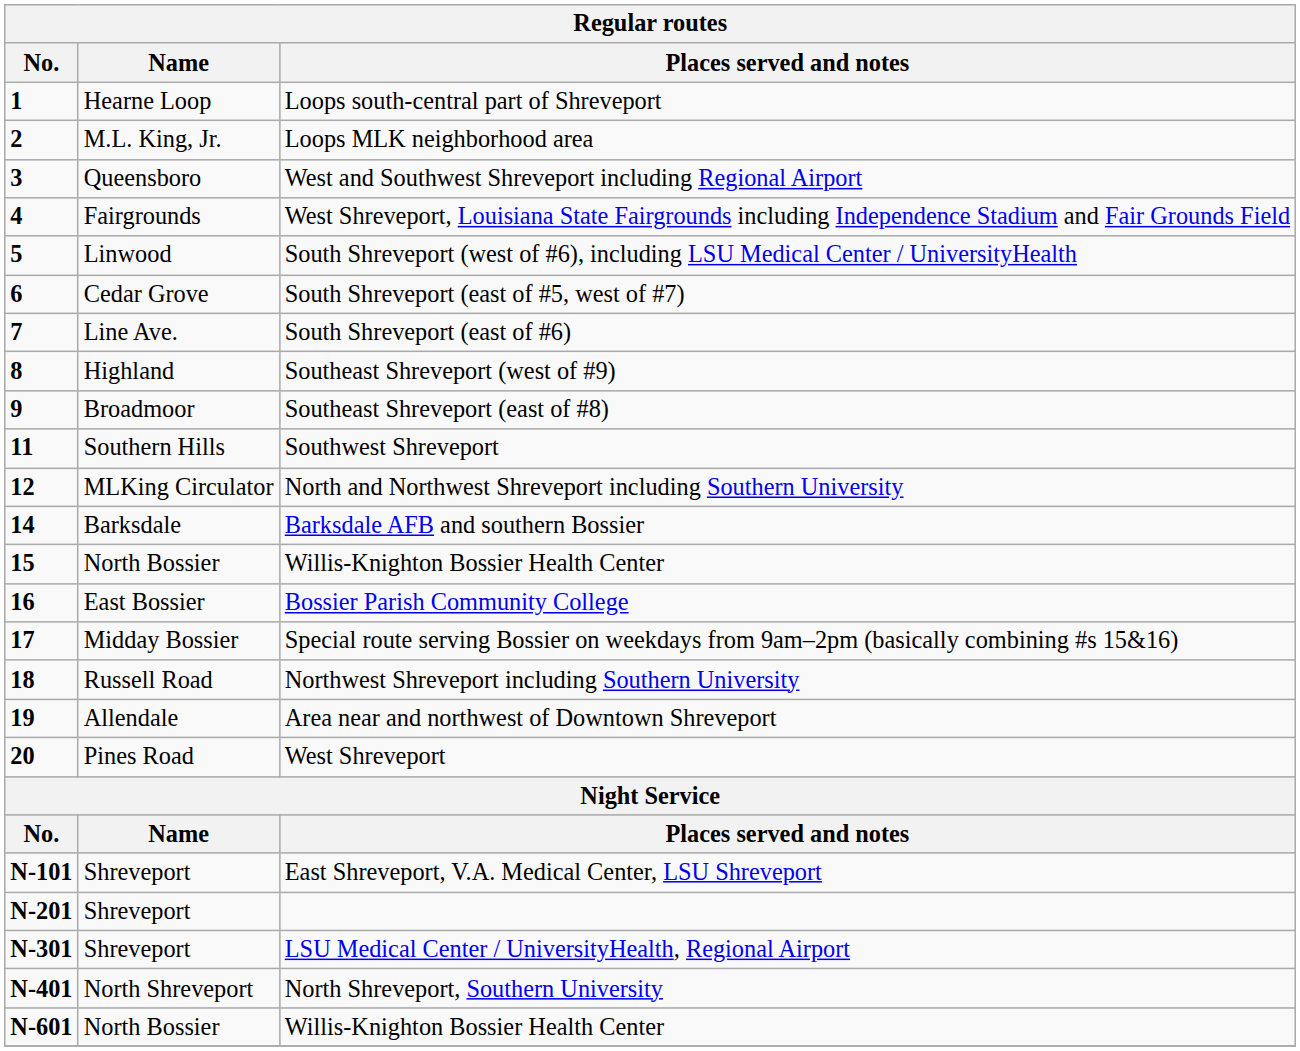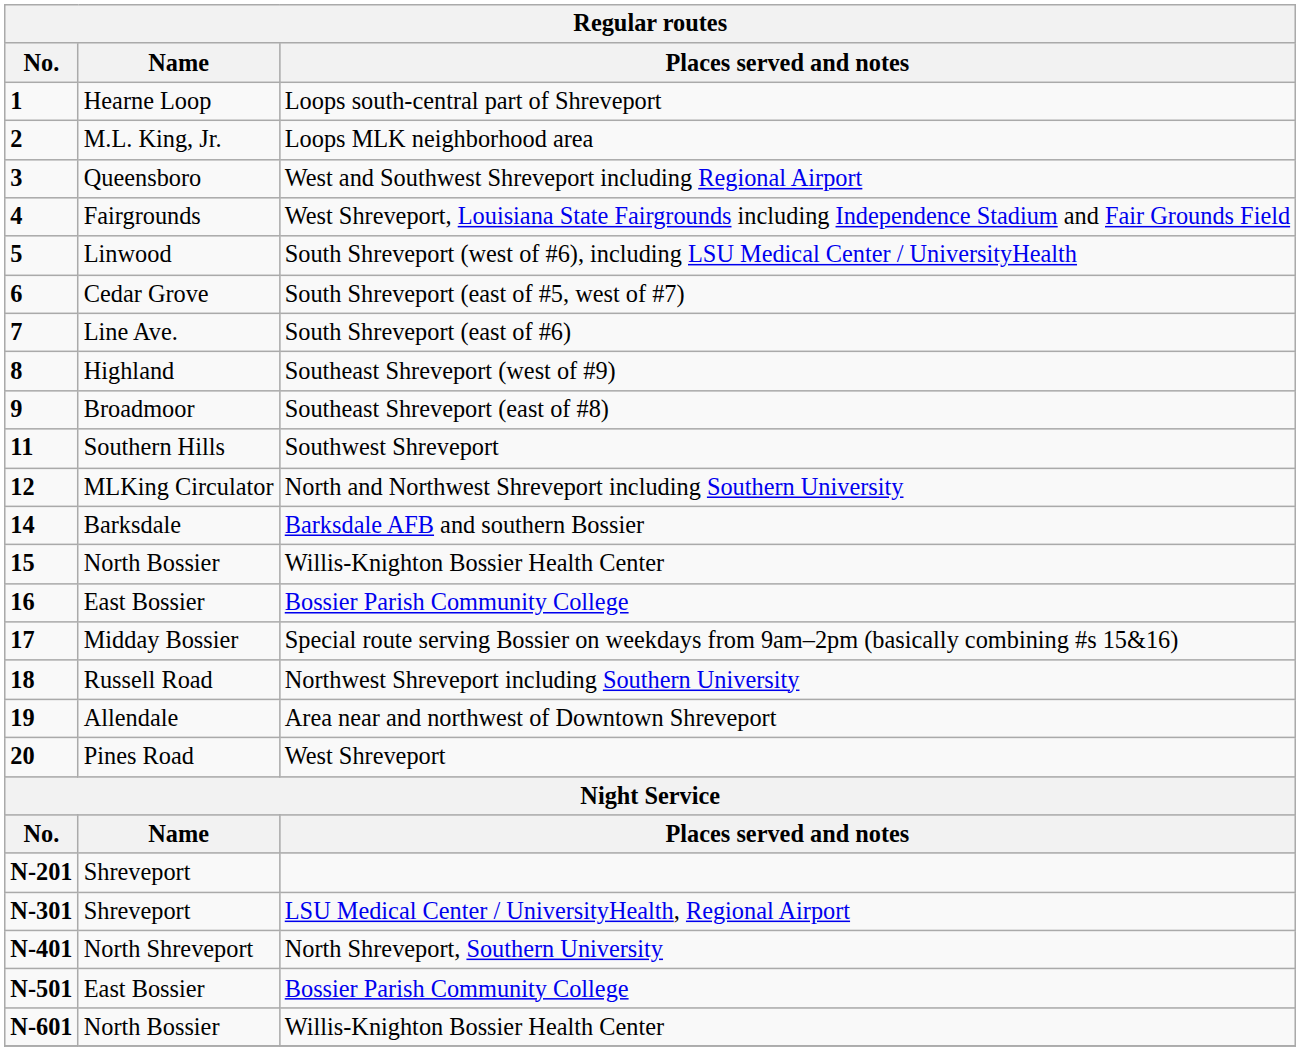- row: (41, 872)
+ row: (41, 988)
